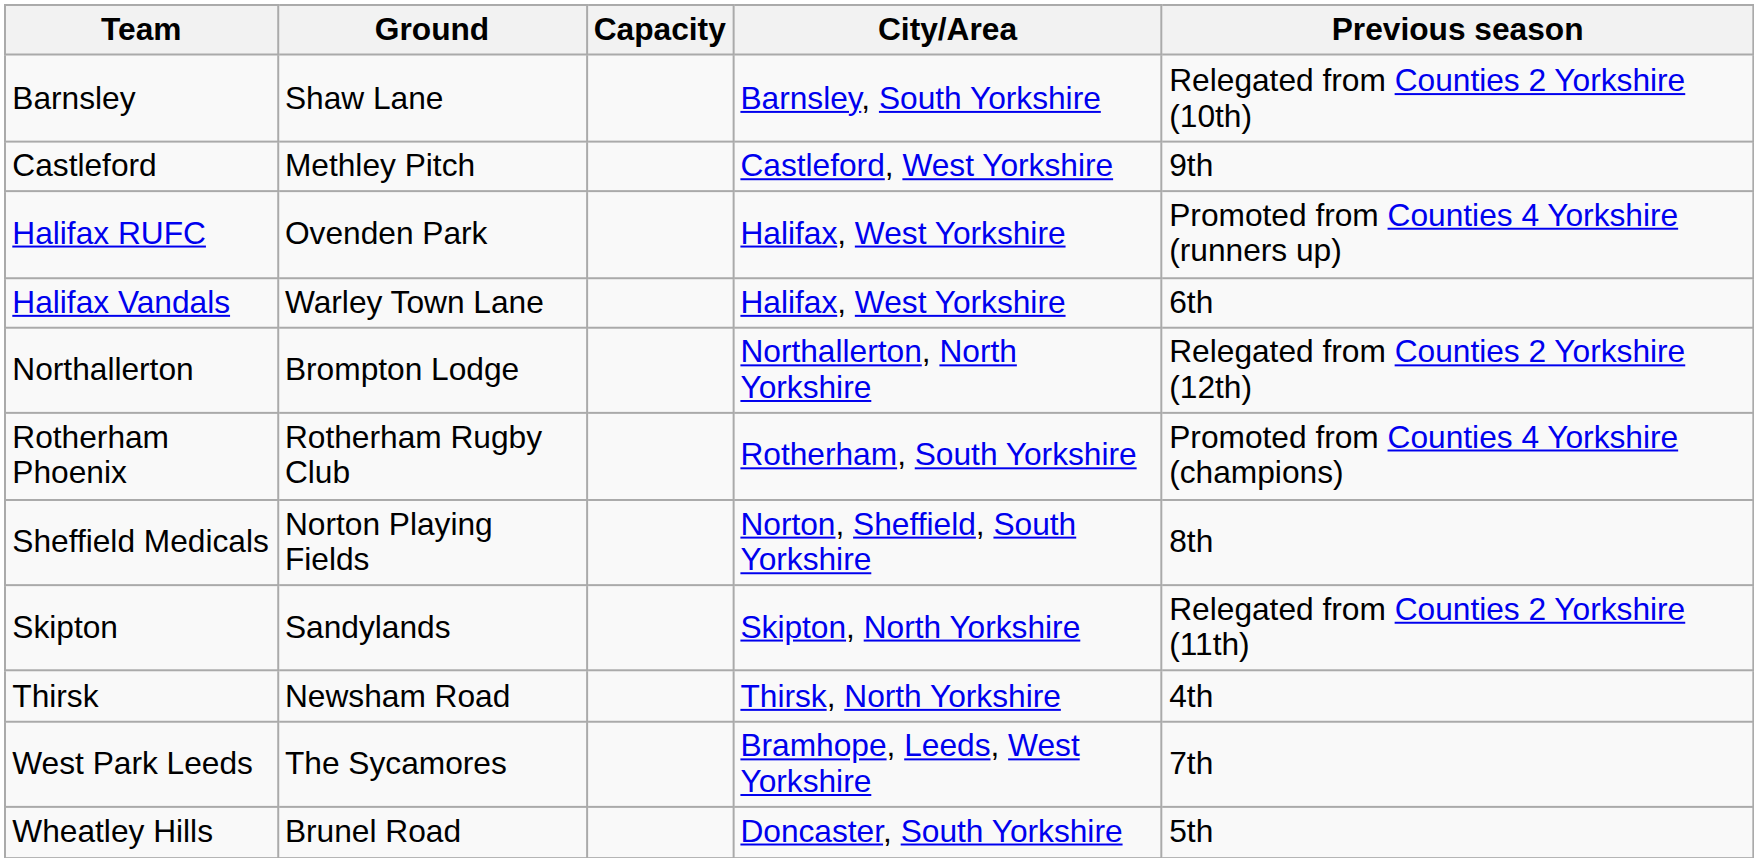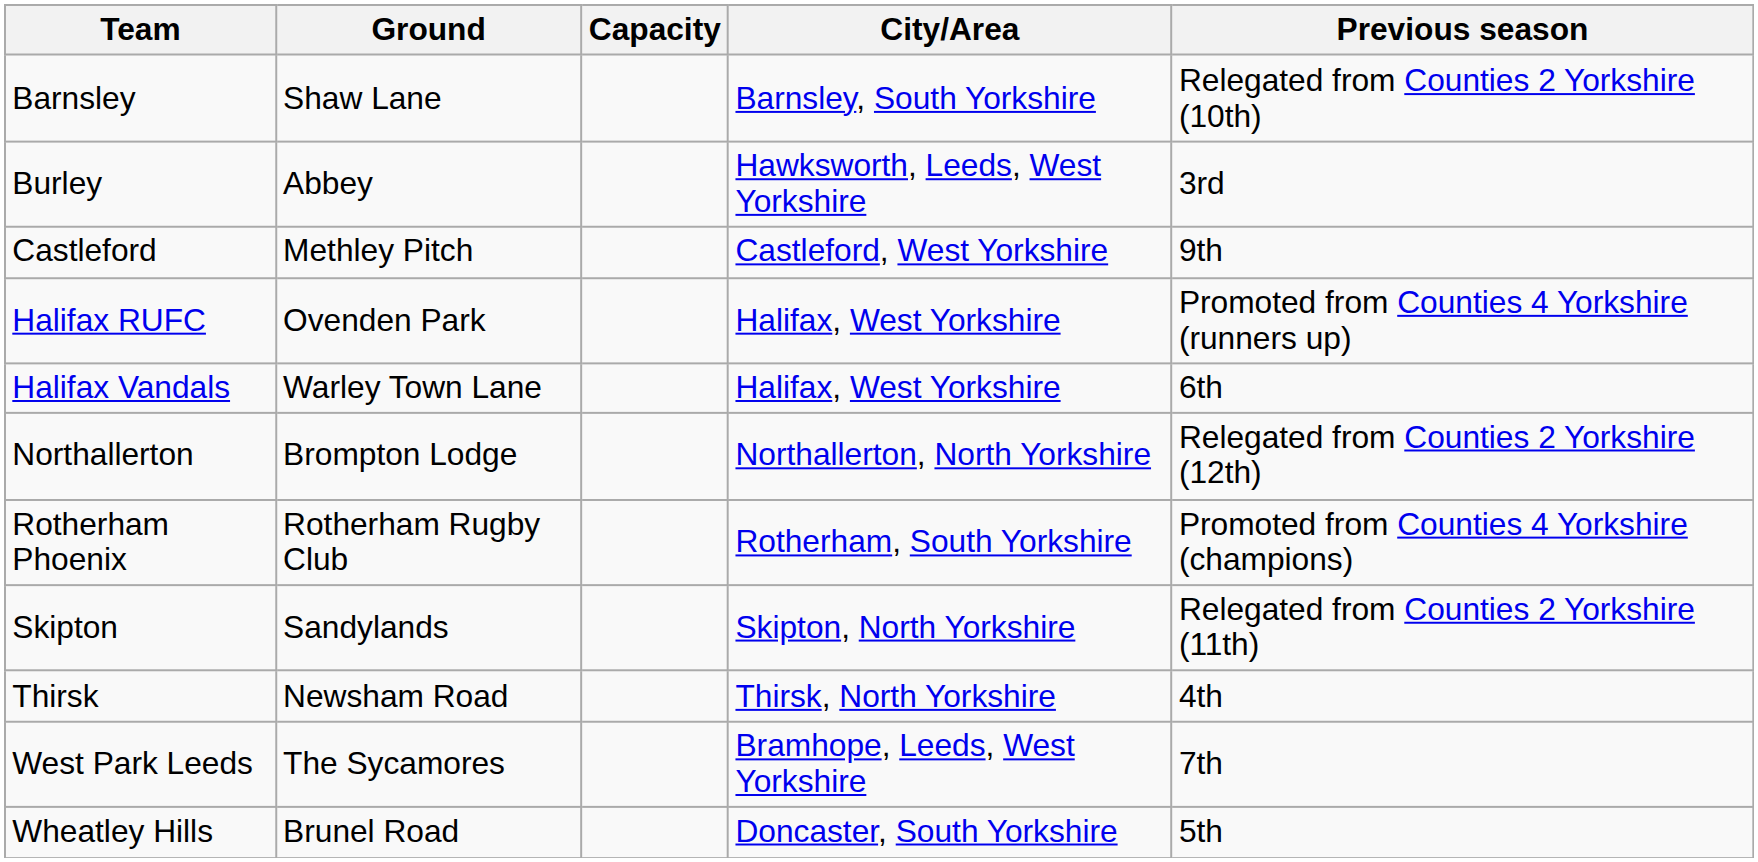+ row: (57, 183)
- row: (141, 541)
